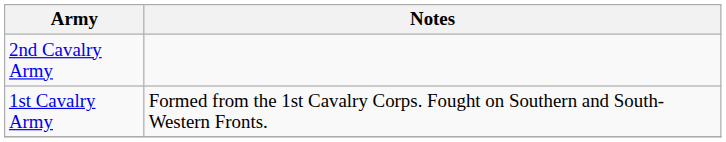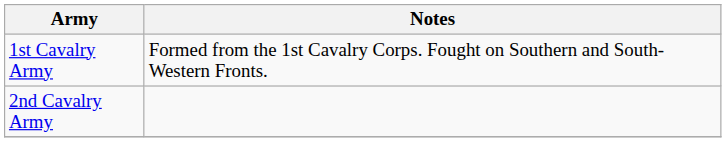rows swapped: (52, 111) <-> (55, 60)
